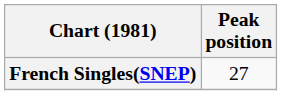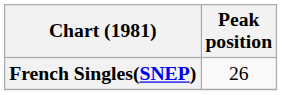(239, 73) 27 -> (239, 73) 26
